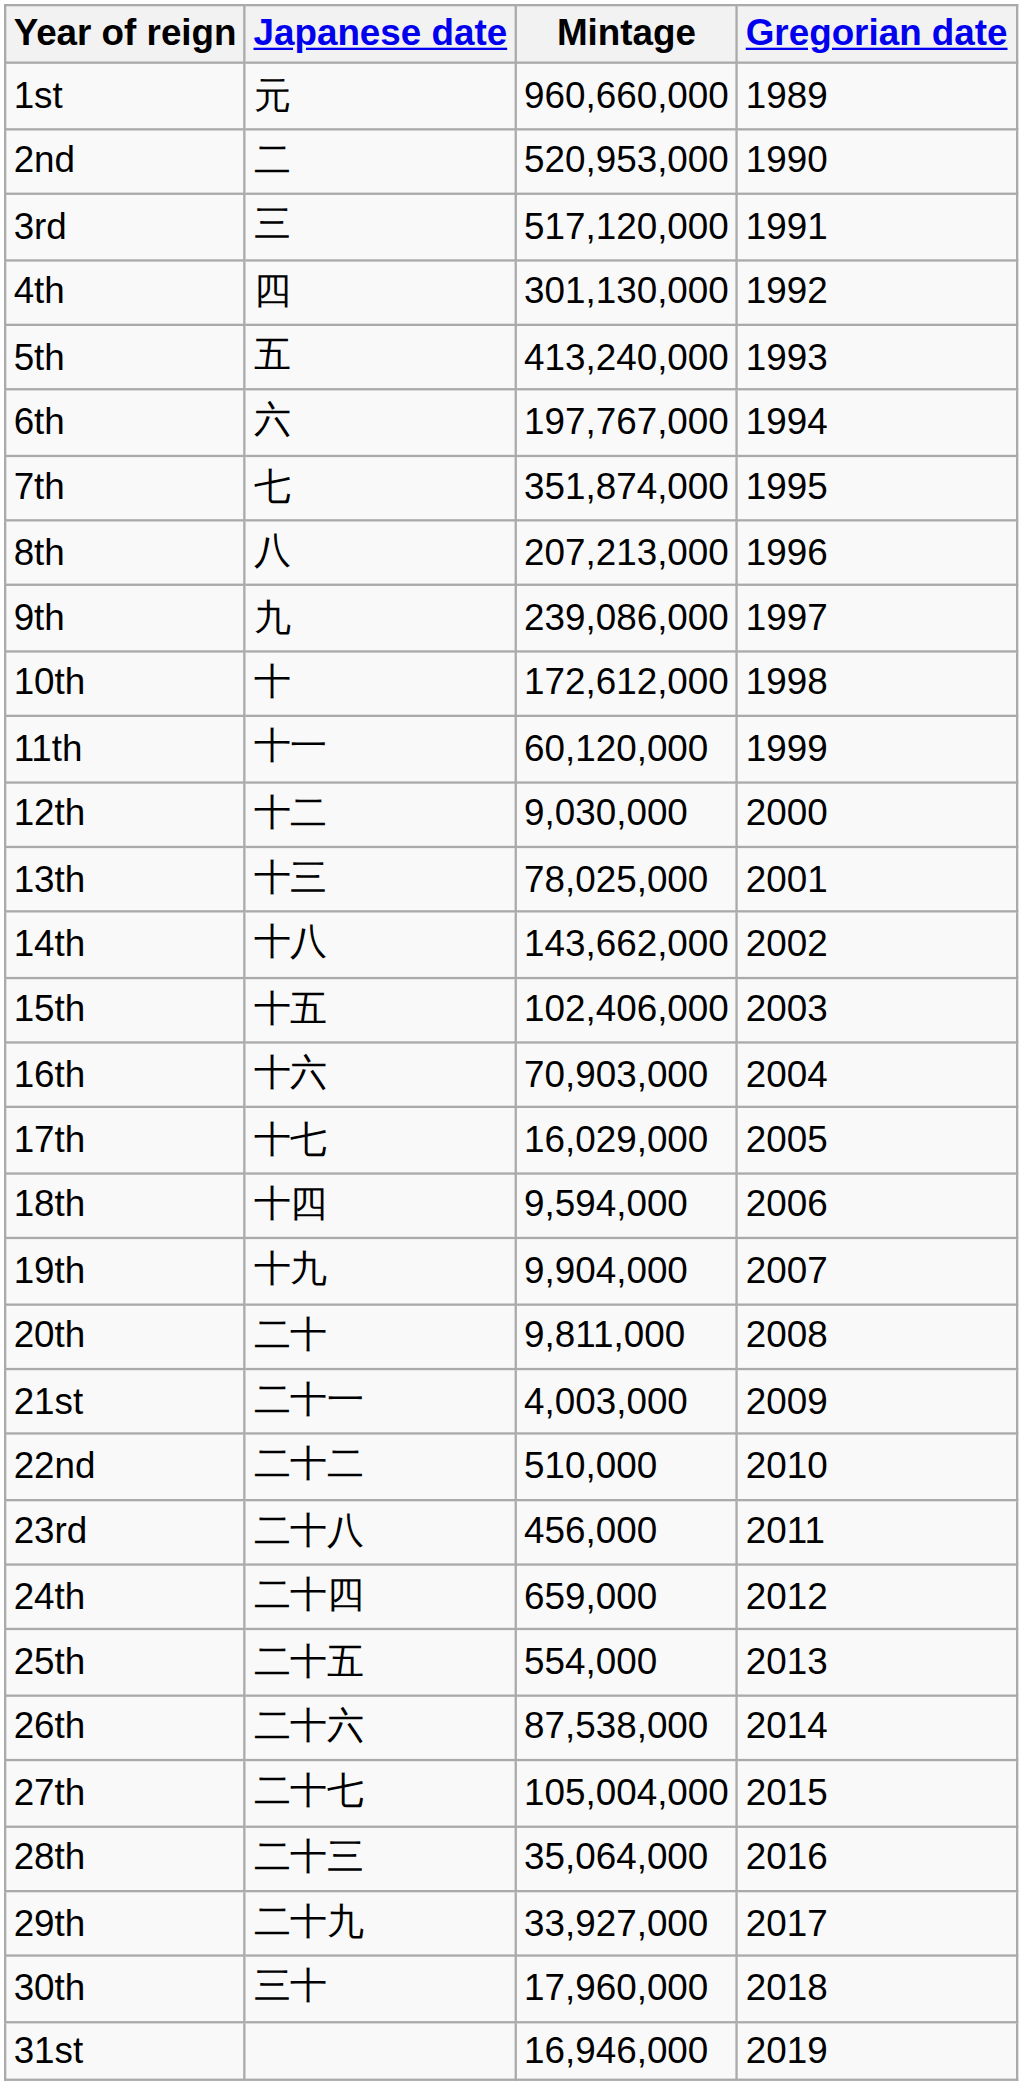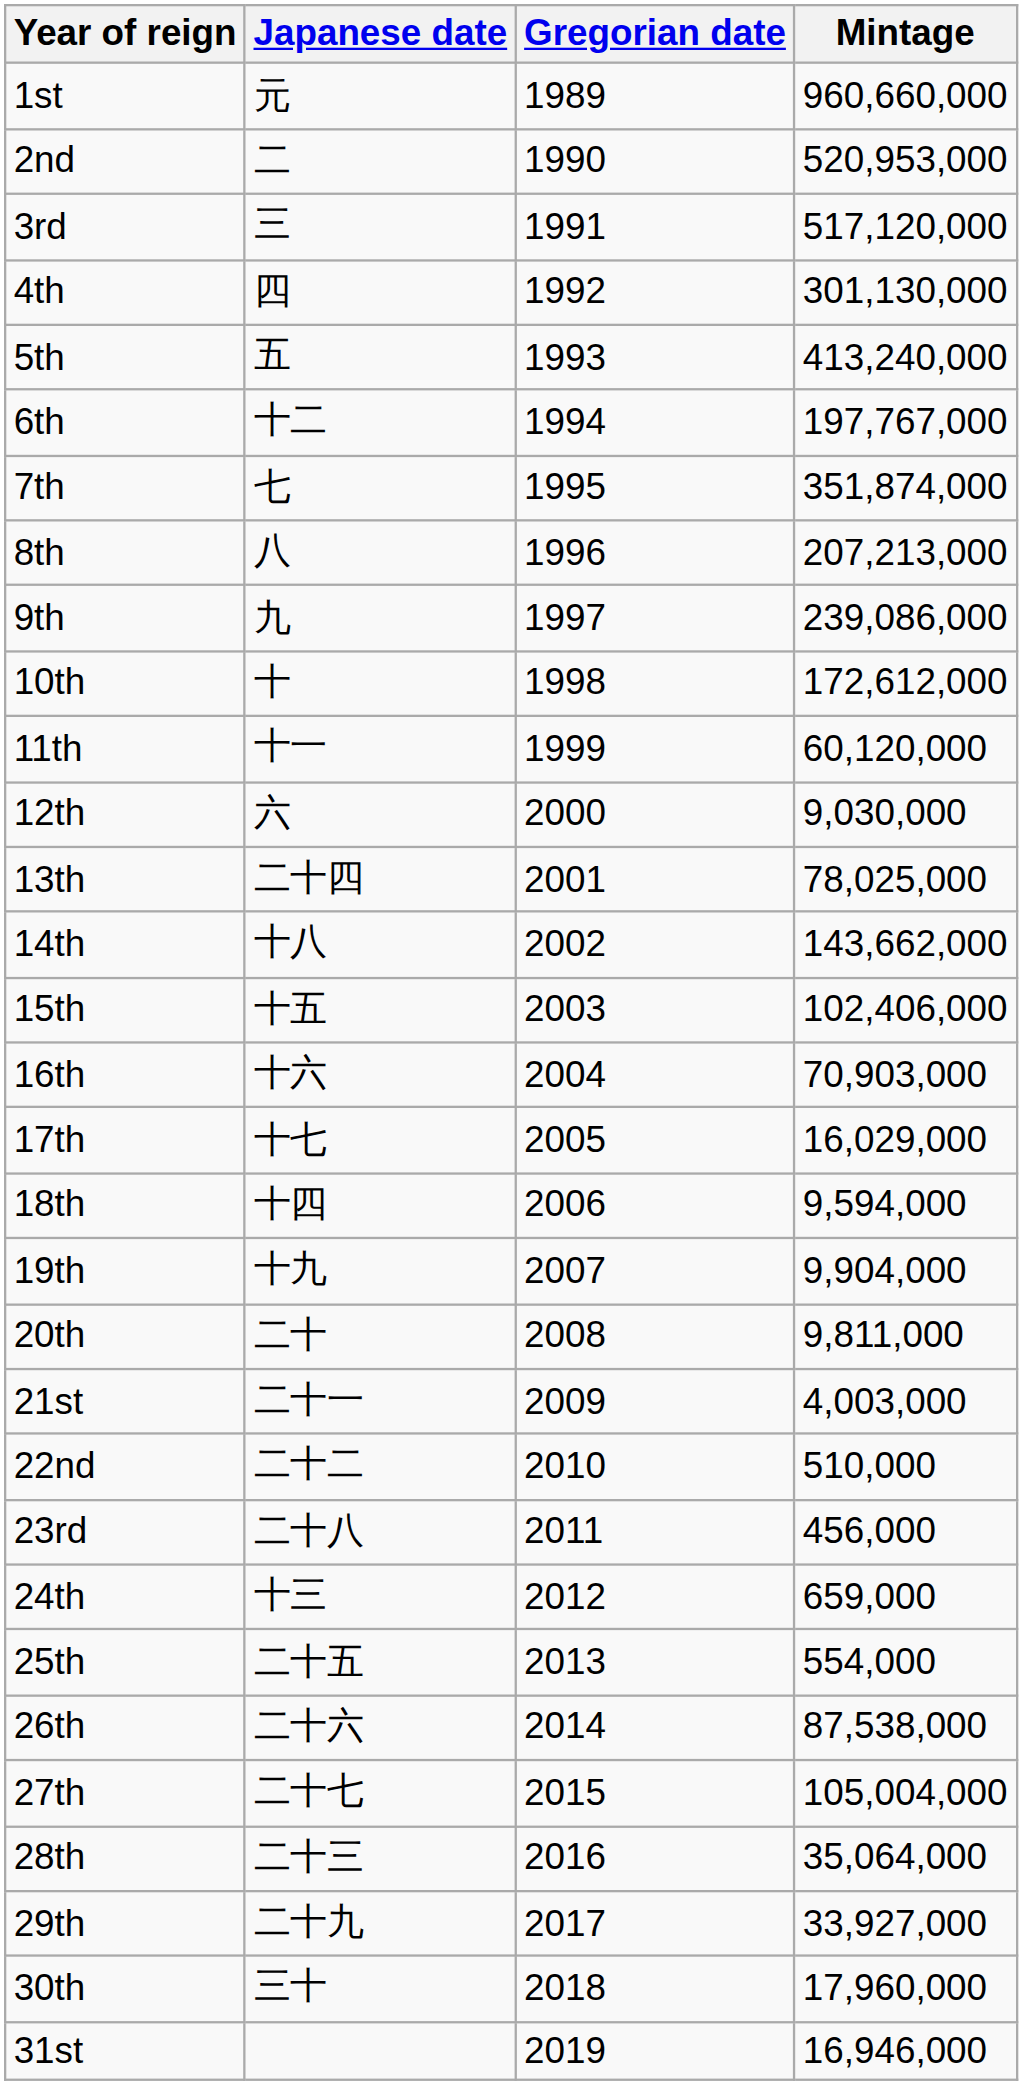columns swapped: (877, 33) <-> (626, 33)
(272, 420) 六 -> (290, 420) 十二
(290, 812) 十二 -> (272, 812) 六
(290, 877) 十三 -> (309, 877) 二十四
(309, 1595) 二十四 -> (290, 1595) 十三
